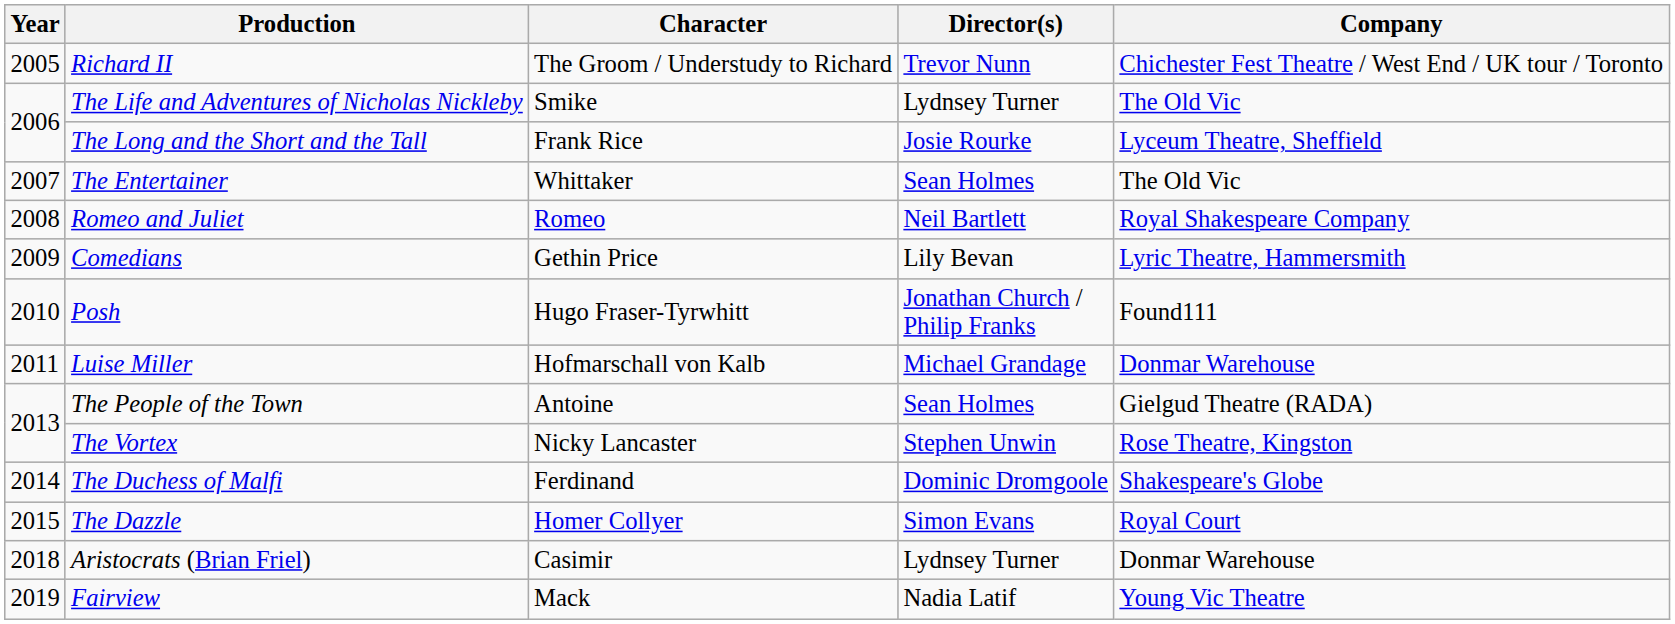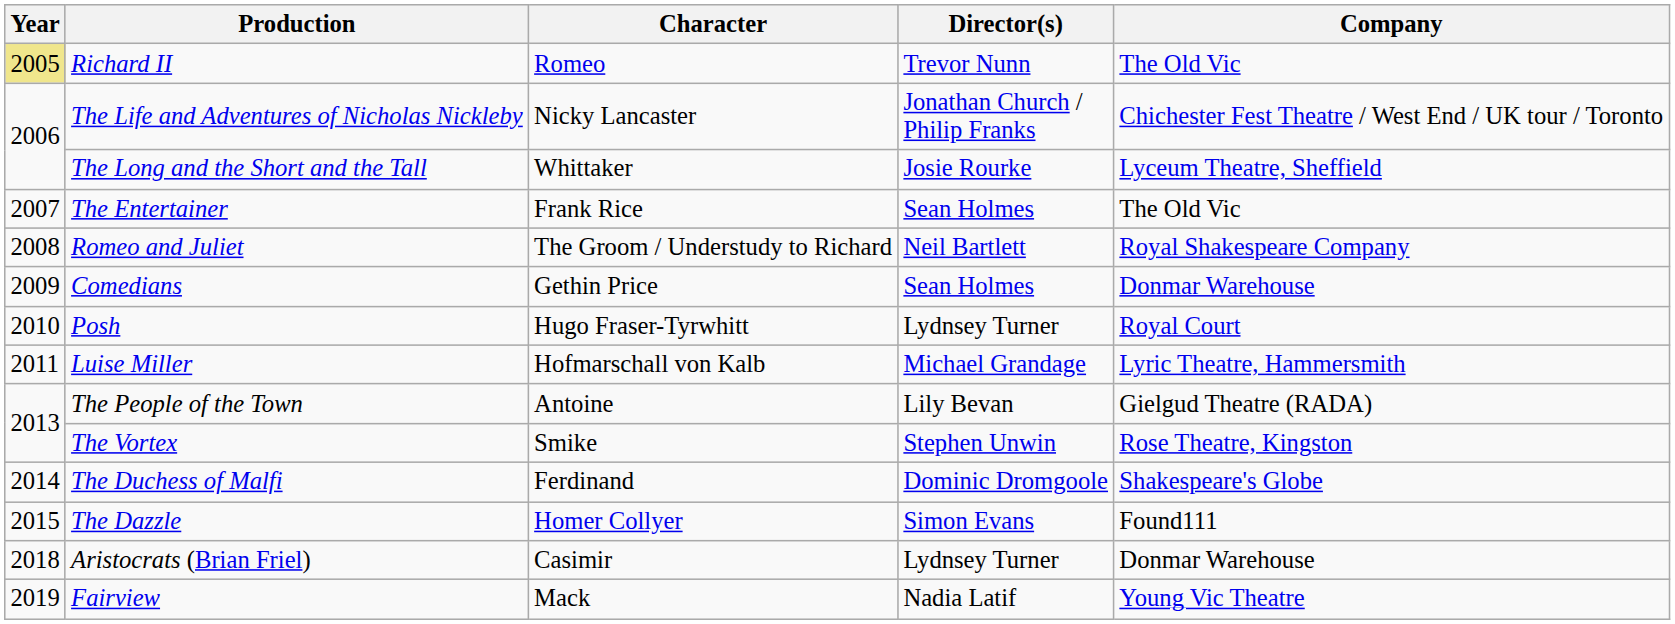(35, 63) no background -> (35, 63) khaki background
(713, 63) The Groom / Understudy to Richard -> (570, 63) Romeo
(1391, 63) Chichester Fest Theatre / West End / UK tour / Toronto -> (1180, 63) The Old Vic
(566, 102) Smike -> (615, 116) Nicky Lancaster
(981, 102) Lydnsey Turner -> (993, 116) Jonathan Church / Philip Franks
(1180, 102) The Old Vic -> (1391, 116) Chichester Fest Theatre / West End / UK tour / Toronto
(589, 141) Frank Rice -> (583, 168) Whittaker
(583, 180) Whittaker -> (589, 208) Frank Rice
(570, 219) Romeo -> (713, 247) The Groom / Understudy to Richard
(958, 258) Lily Bevan -> (969, 286) Sean Holmes
(1262, 258) Lyric Theatre, Hammersmith -> (1217, 286) Donmar Warehouse
(993, 311) Jonathan Church / Philip Franks -> (981, 325) Lydnsey Turner
(1168, 311) Found111 -> (1180, 325) Royal Court
(1217, 364) Donmar Warehouse -> (1262, 364) Lyric Theatre, Hammersmith
(969, 403) Sean Holmes -> (958, 403) Lily Bevan
(615, 442) Nicky Lancaster -> (566, 442) Smike
(1180, 520) Royal Court -> (1168, 520) Found111
